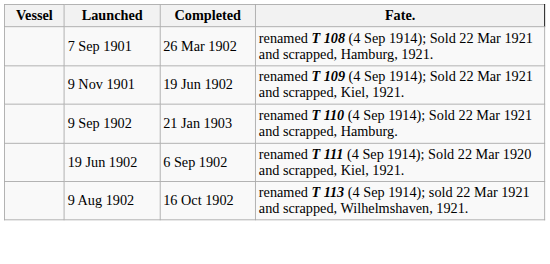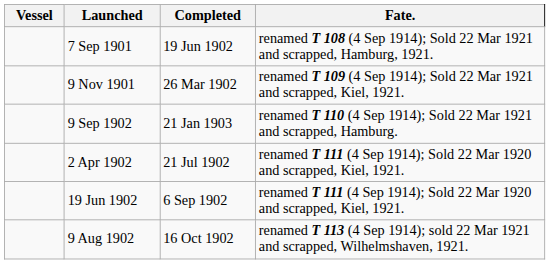(200, 46) 26 Mar 1902 -> (198, 46) 19 Jun 1902
(198, 84) 19 Jun 1902 -> (200, 84) 26 Mar 1902
+ row: (100, 162)
